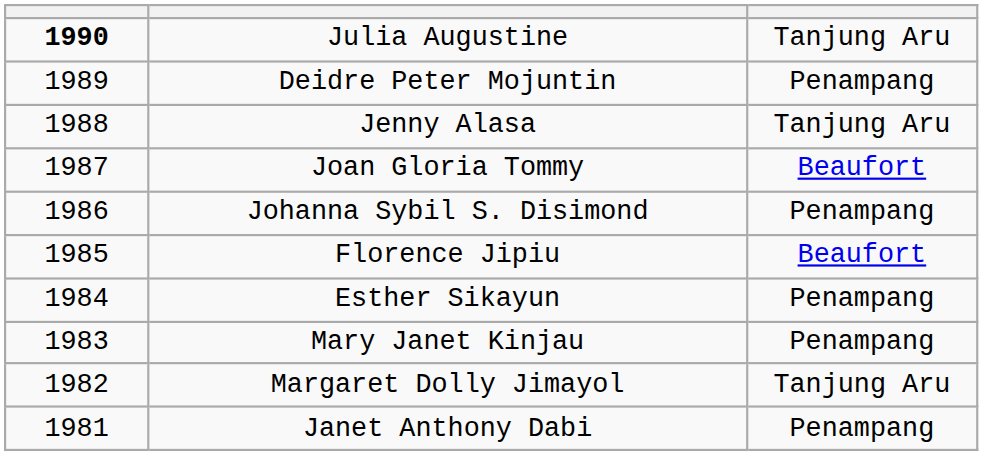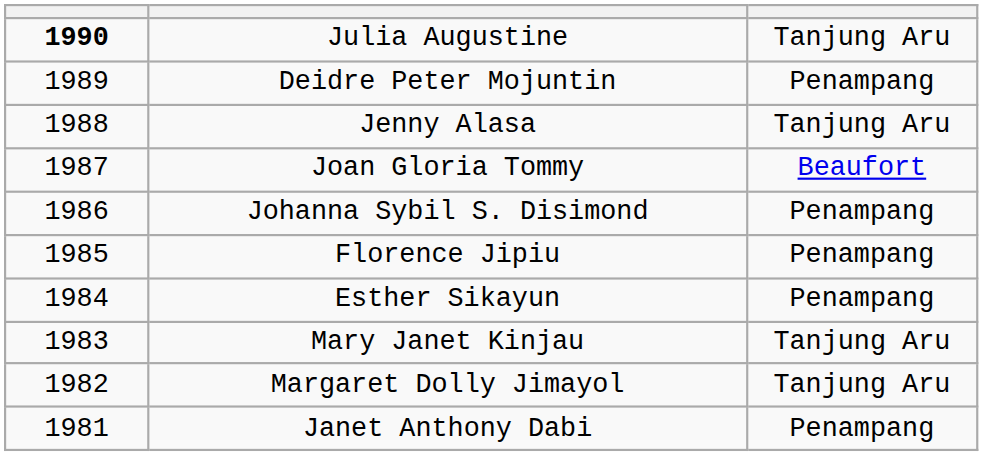(862, 256) Beaufort -> (862, 256) Penampang
(862, 343) Penampang -> (862, 343) Tanjung Aru
